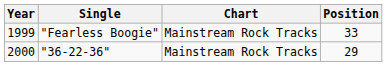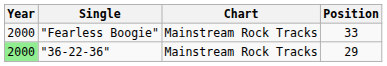(21, 33) 1999 -> (21, 33) 2000
(21, 52) no background -> (21, 52) lightgreen background
